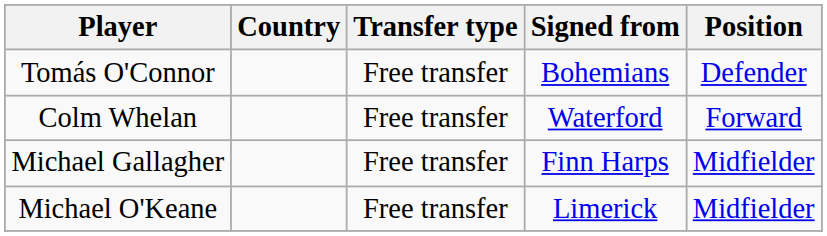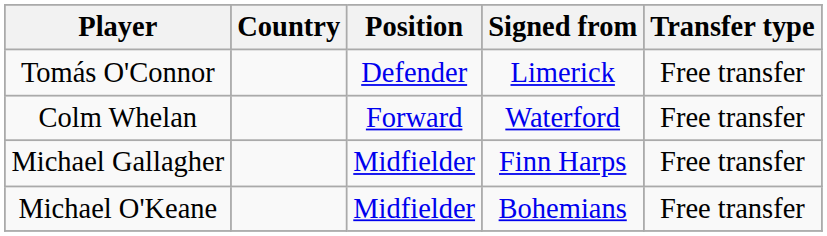columns swapped: (754, 27) <-> (435, 27)
(605, 72) Bohemians -> (563, 72) Limerick
(605, 207) Limerick -> (563, 207) Bohemians
